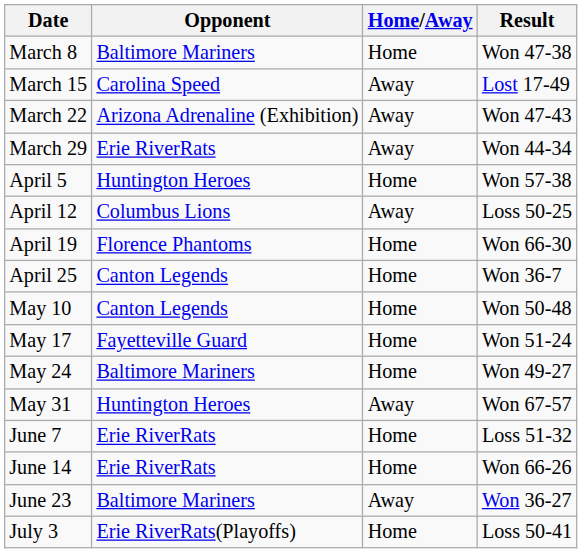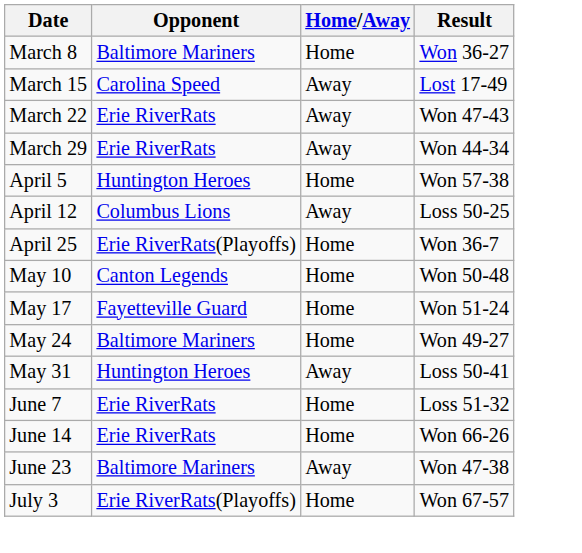(527, 52) Won 47-38 -> (464, 52) Won 36-27
(227, 116) Arizona Adrenaline (Exhibition) -> (156, 116) Erie RiverRats
- row: (43, 244)
(162, 276) Canton Legends -> (196, 244) Erie RiverRats(Playoffs)
(527, 404) Won 67-57 -> (464, 372) Loss 50-41
(527, 500) Won 36-27 -> (464, 468) Won 47-38
(527, 532) Loss 50-41 -> (464, 500) Won 67-57
